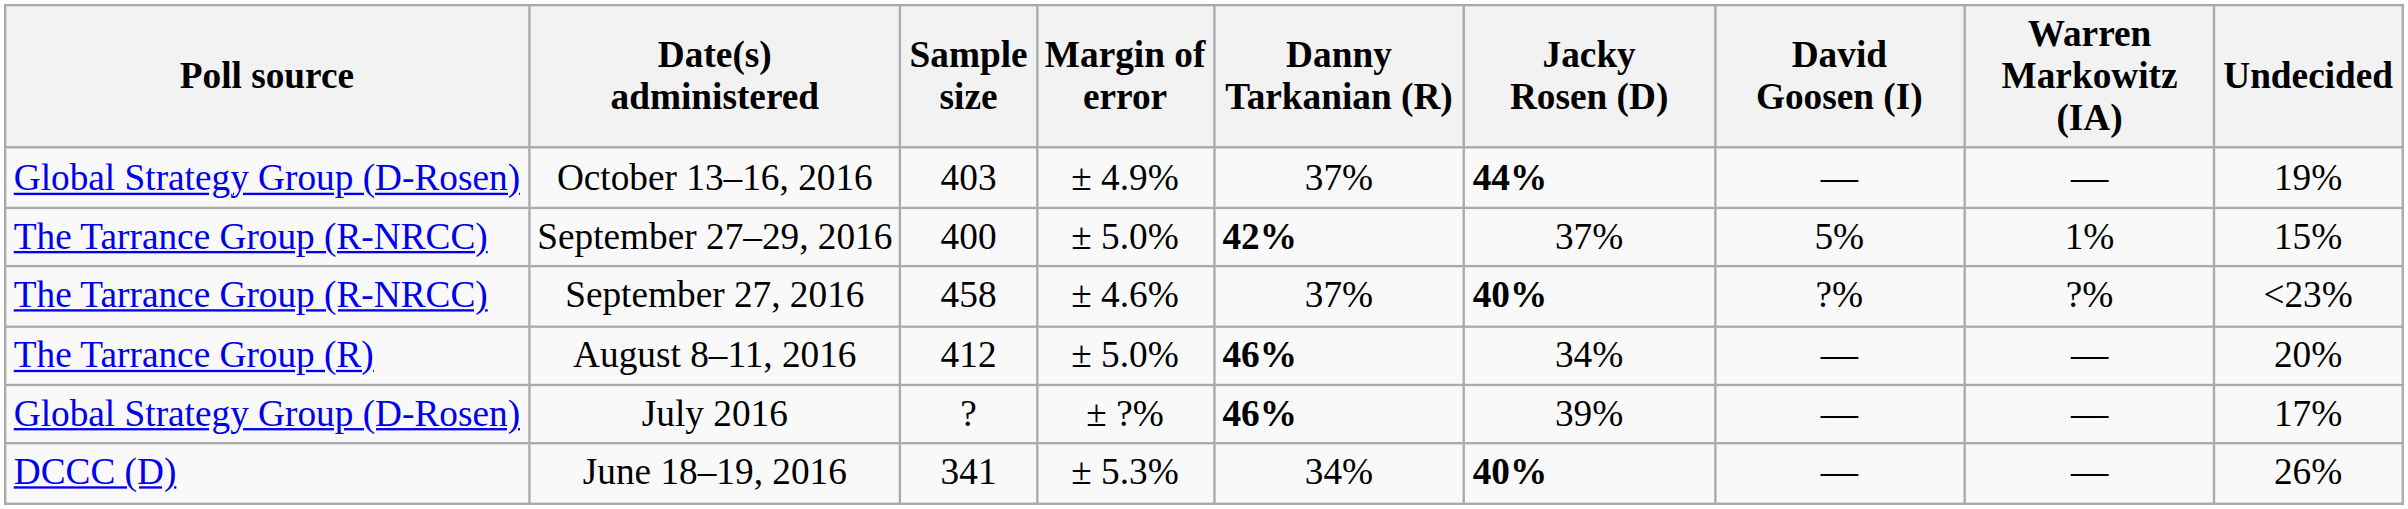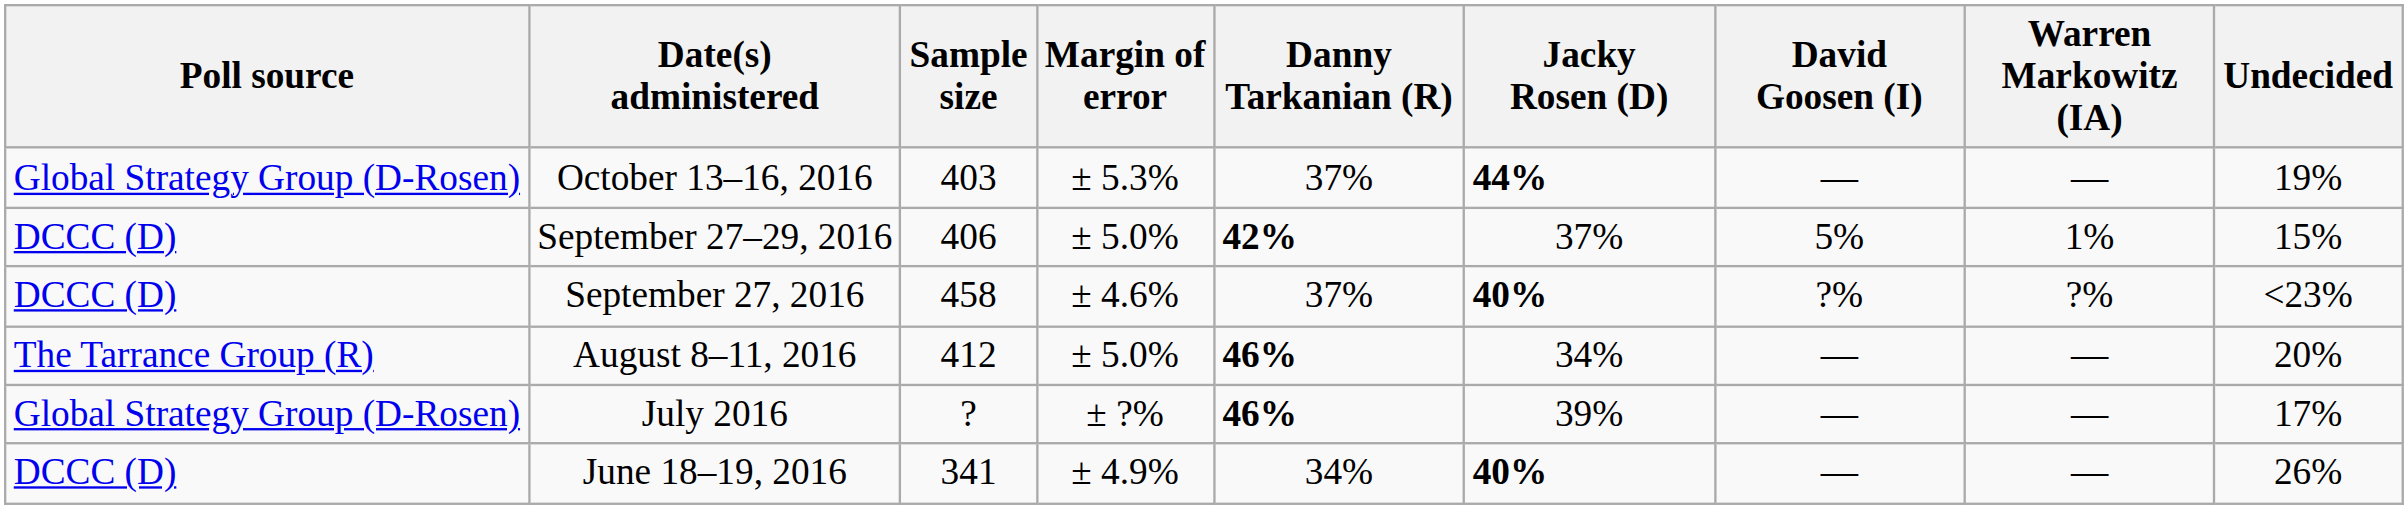(1125, 177) ± 4.9% -> (1125, 177) ± 5.3%
(251, 236) The Tarrance Group (R-NRCC) -> (95, 236) DCCC (D)
(969, 236) 400 -> (969, 236) 406
(251, 295) The Tarrance Group (R-NRCC) -> (95, 295) DCCC (D)
(1125, 472) ± 5.3% -> (1125, 472) ± 4.9%
